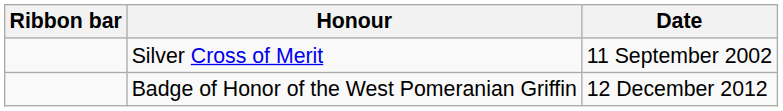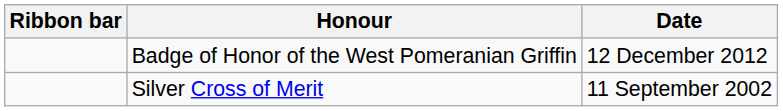rows swapped: (227, 55) <-> (354, 88)
